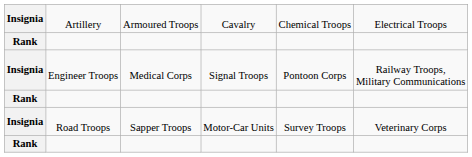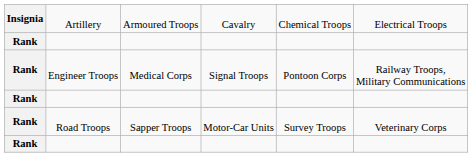(25, 70) Insignia -> (25, 70) Rank
(25, 121) Insignia -> (25, 121) Rank
